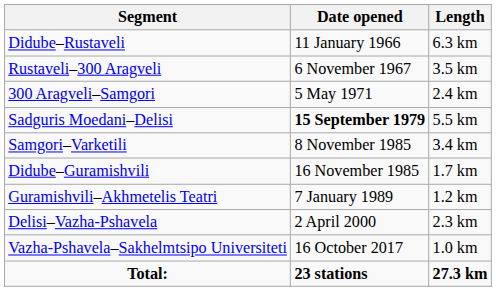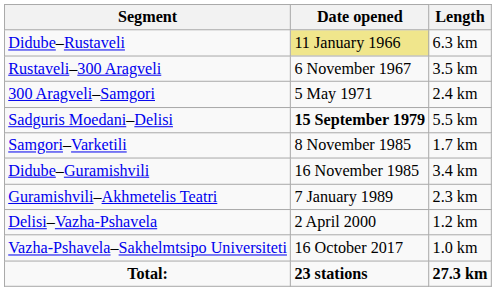(348, 42) no background -> (348, 42) khaki background
(455, 145) 3.4 km -> (455, 145) 1.7 km
(455, 171) 1.7 km -> (455, 171) 3.4 km
(455, 196) 1.2 km -> (455, 196) 2.3 km
(455, 222) 2.3 km -> (455, 222) 1.2 km
